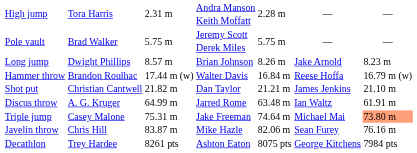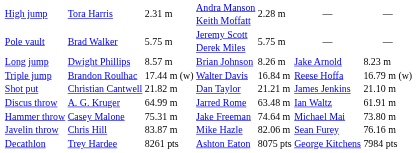(35, 75) Hammer throw -> (28, 75) Triple jump
(28, 116) Triple jump -> (35, 116) Hammer throw
(380, 116) lightsalmon background -> (380, 116) no background
